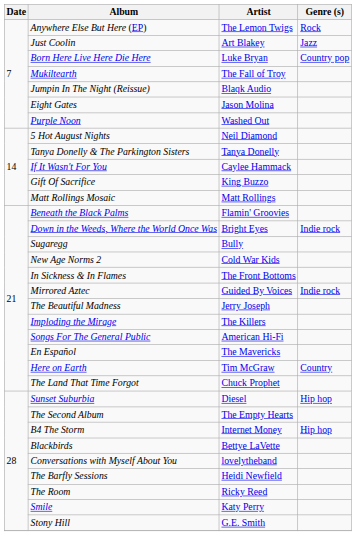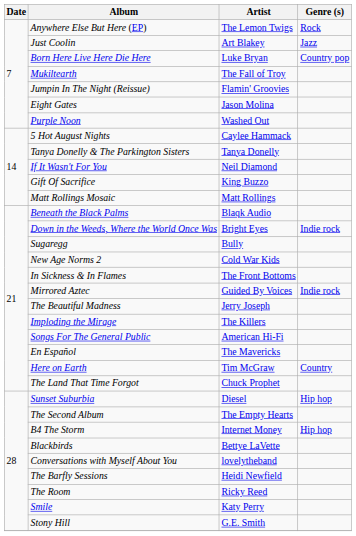(246, 89) Blaqk Audio -> (255, 89) Flamin' Groovies
(249, 136) Neil Diamond -> (256, 136) Caylee Hammack
(256, 167) Caylee Hammack -> (249, 167) Neil Diamond
(255, 213) Flamin' Groovies -> (246, 213) Blaqk Audio
